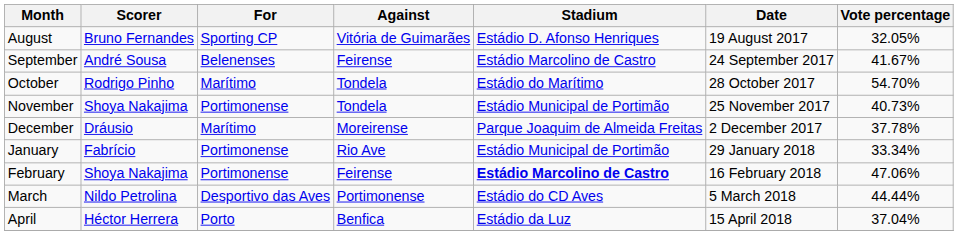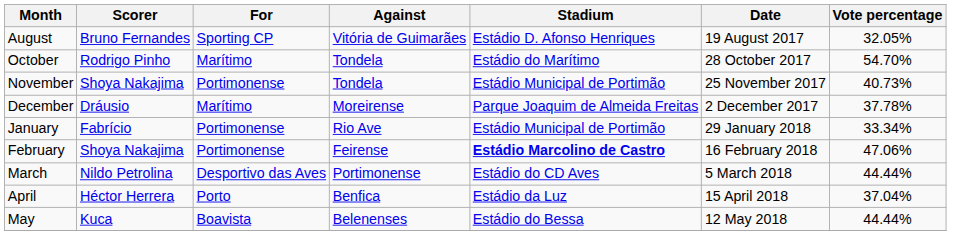- row: (43, 60)
+ row: (21, 219)
